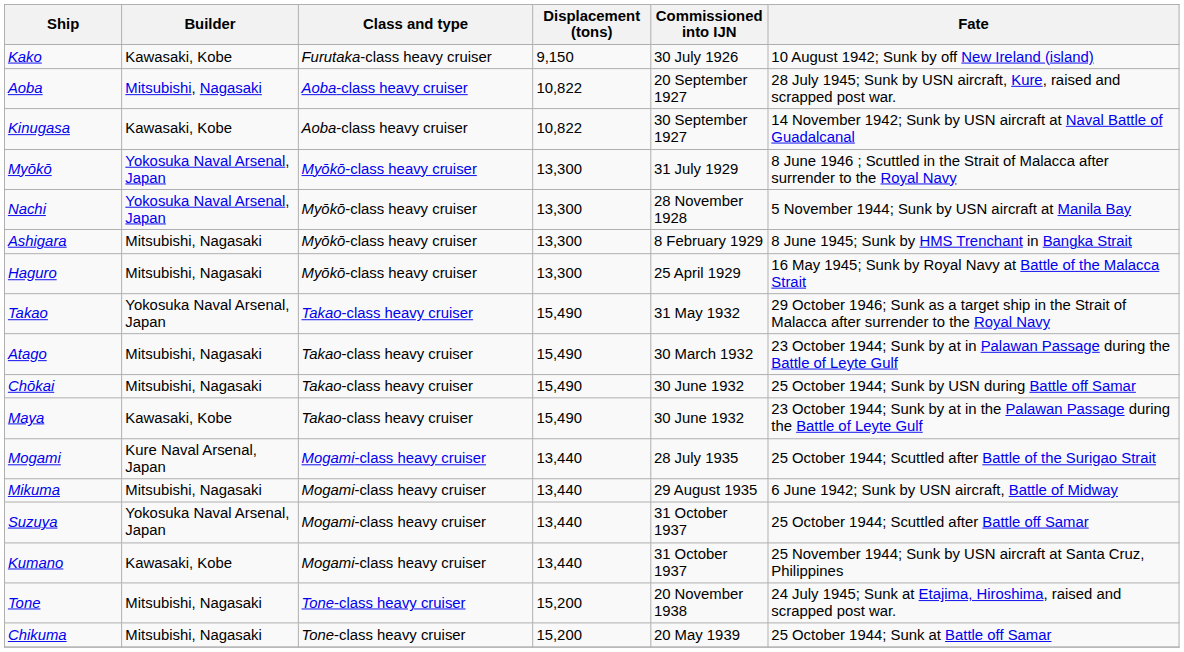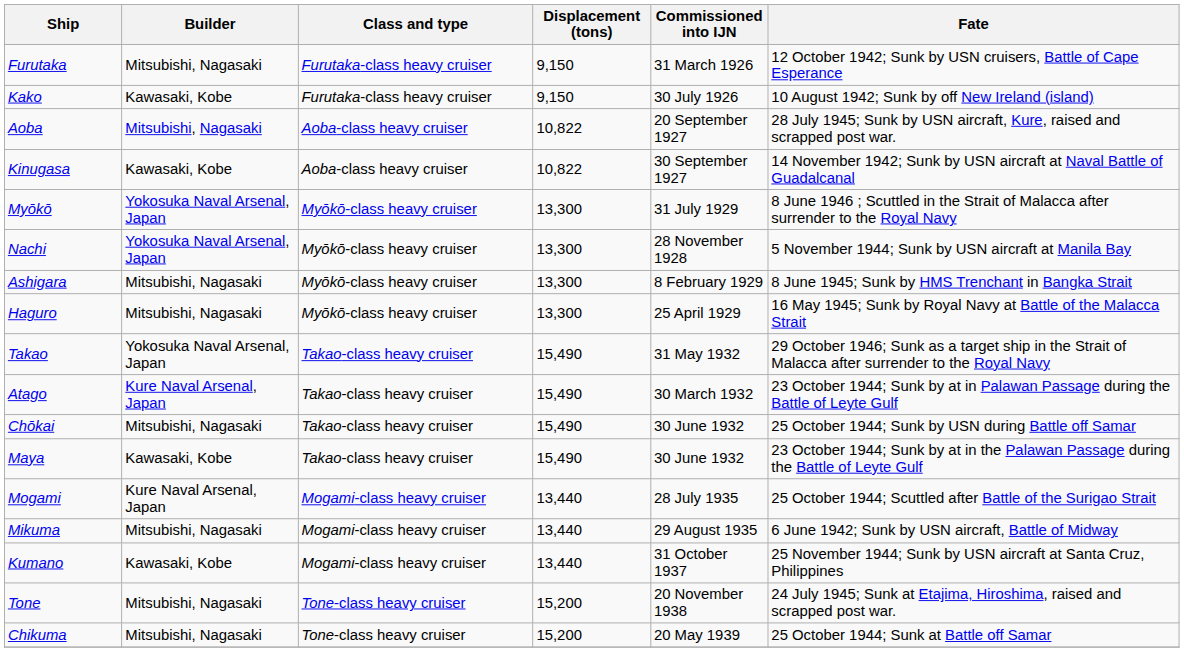+ row: (37, 65)
(194, 354) Mitsubishi, Nagasaki -> (191, 394) Kure Naval Arsenal, Japan
- row: (33, 522)
